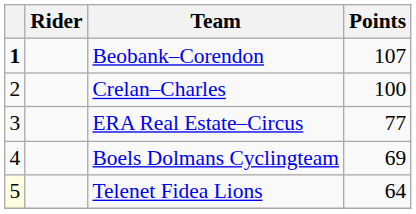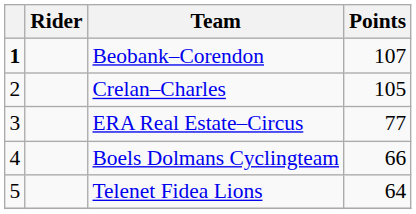(390, 89) 100 -> (390, 89) 105
(395, 157) 69 -> (395, 157) 66
(15, 191) lightyellow background -> (15, 191) no background
